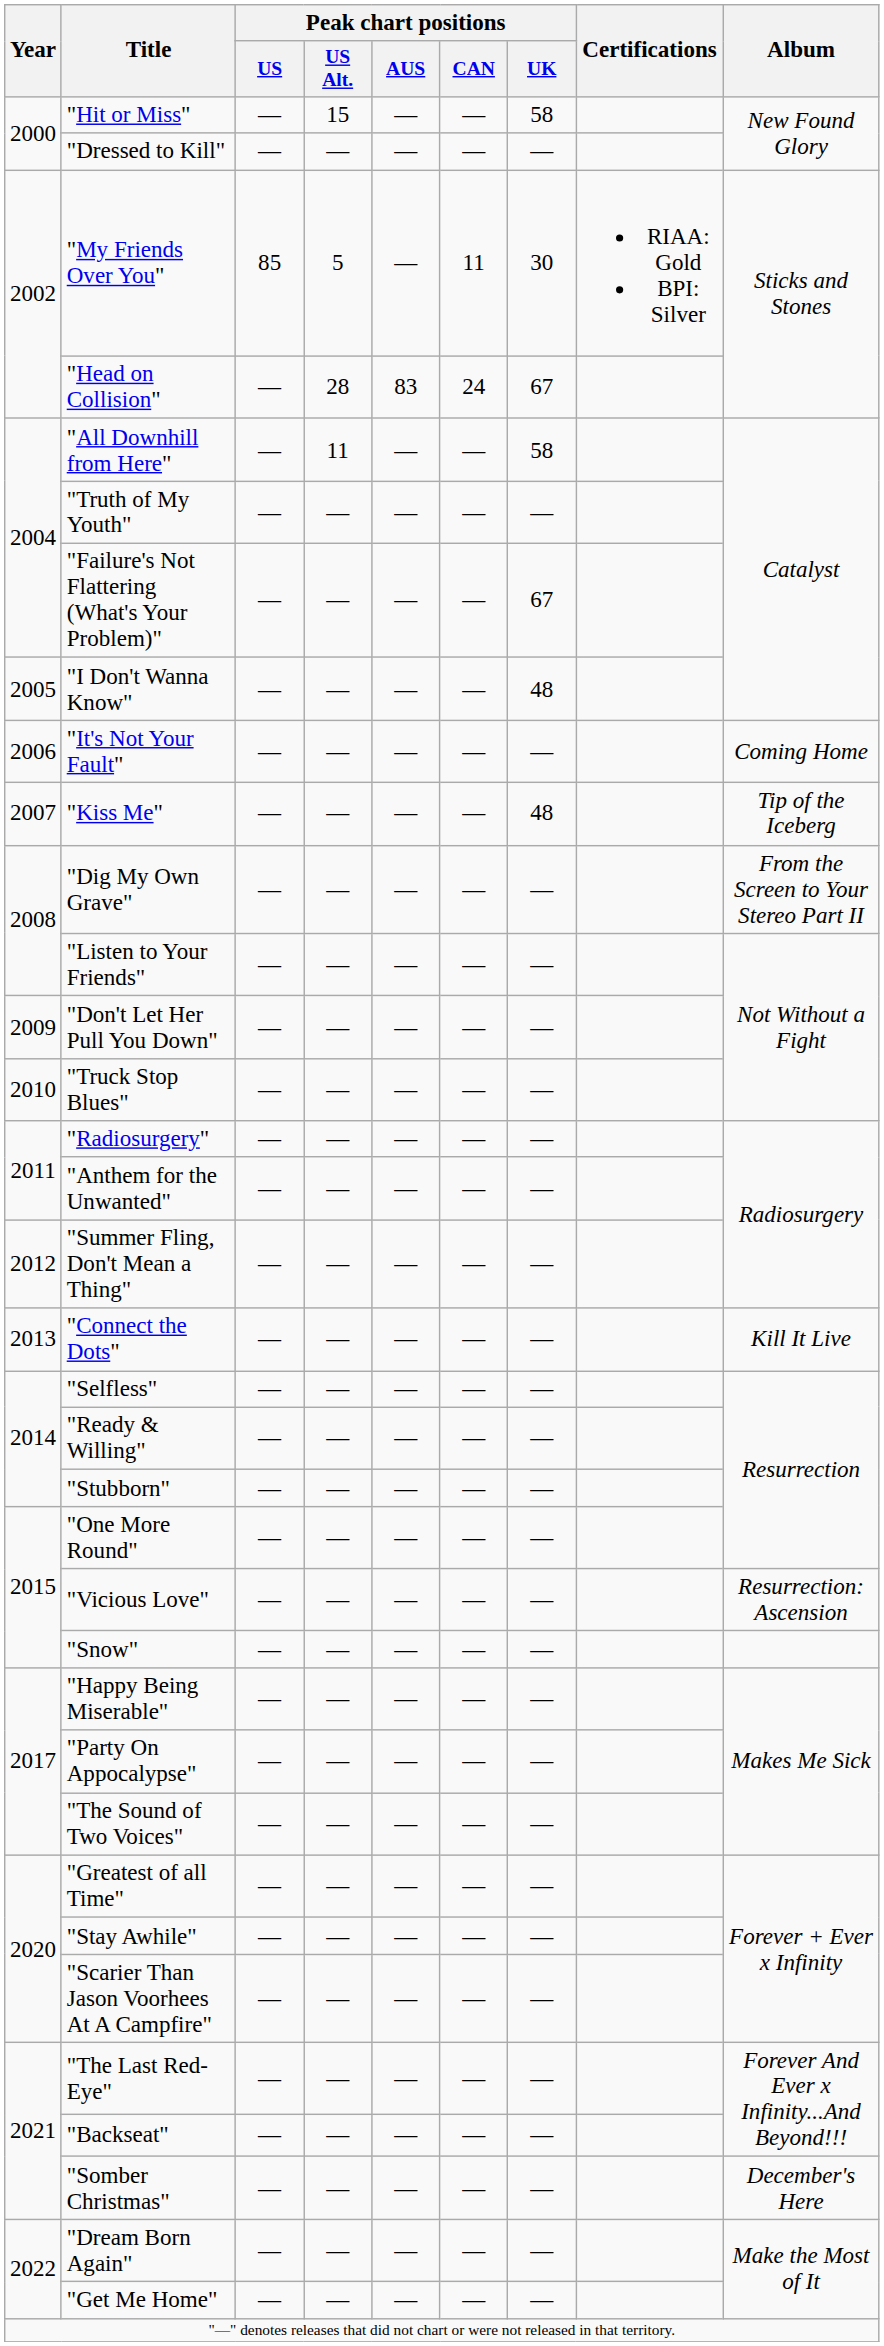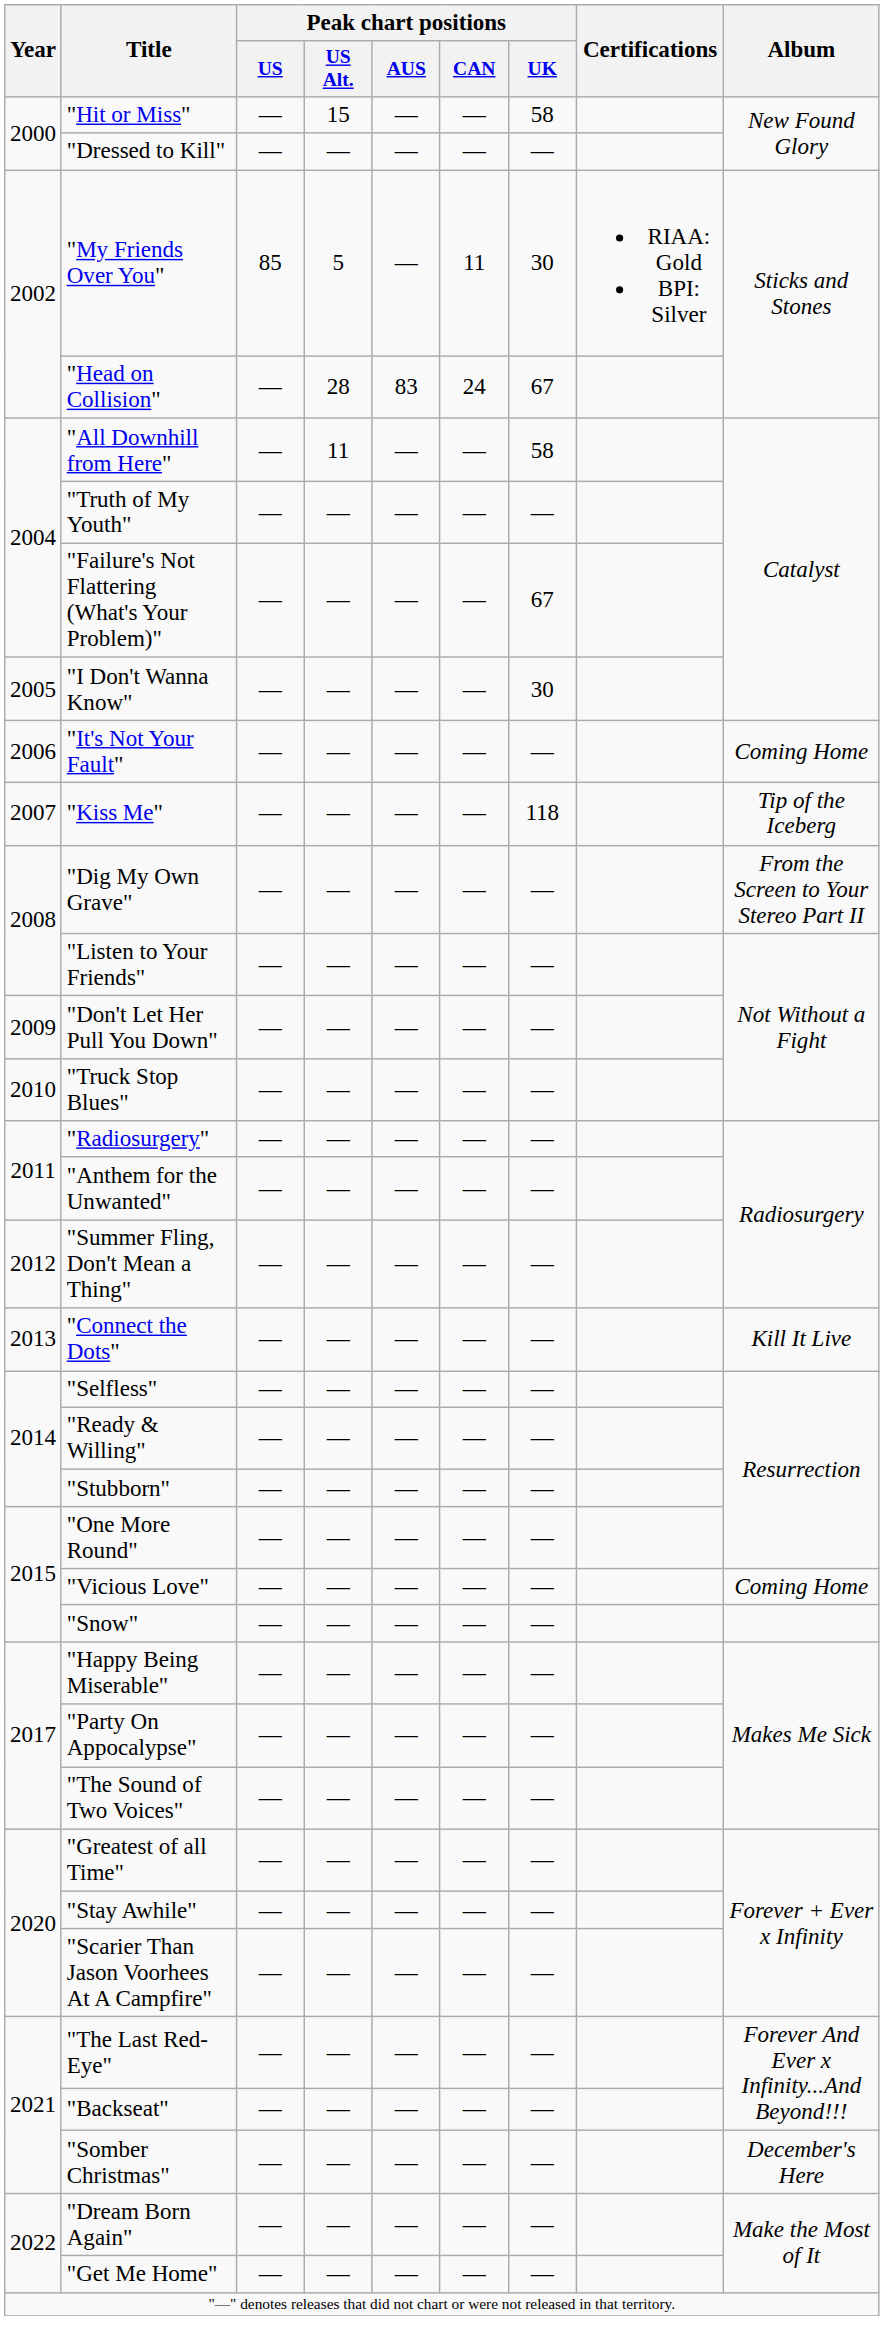(542, 688) 48 -> (542, 688) 30
(542, 813) 48 -> (542, 813) 118
(801, 1599) Resurrection: Ascension -> (801, 1586) Coming Home
